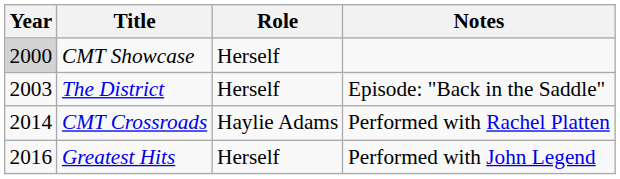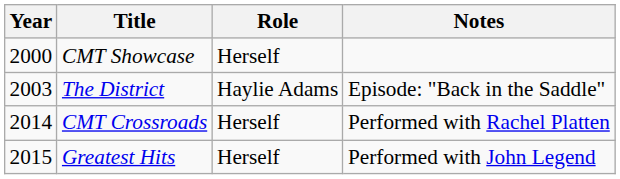(31, 55) lightgrey background -> (31, 55) no background
(248, 88) Herself -> (278, 88) Haylie Adams
(278, 122) Haylie Adams -> (248, 122) Herself
(31, 156) 2016 -> (31, 156) 2015
